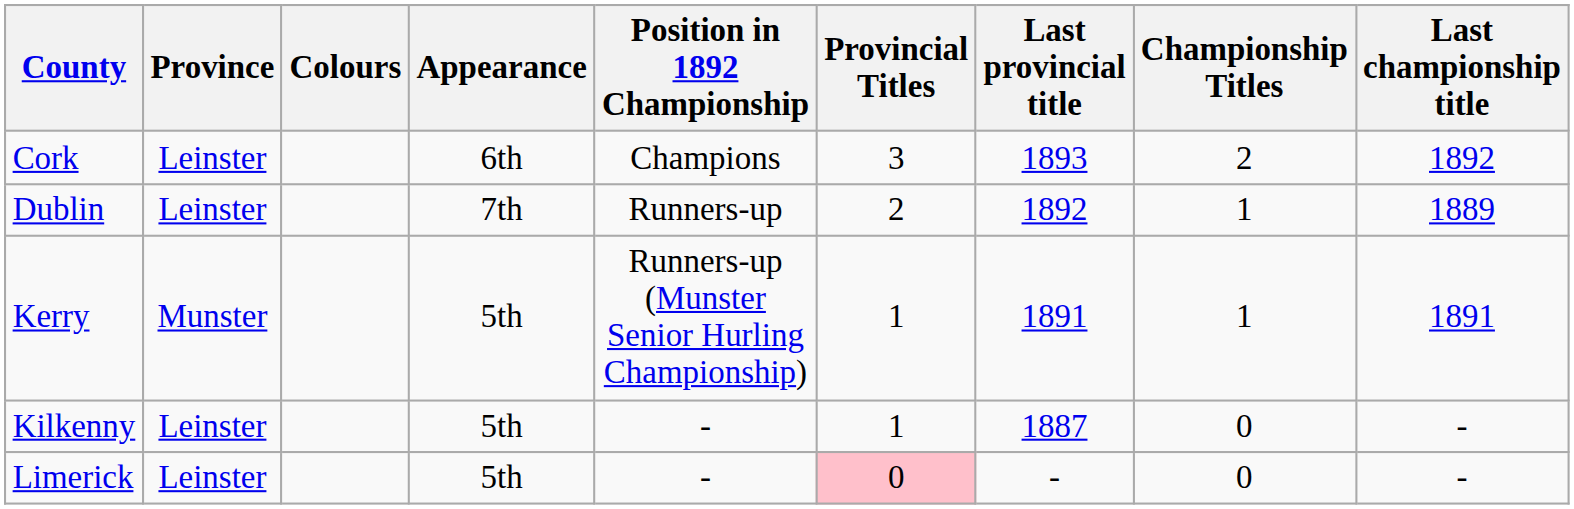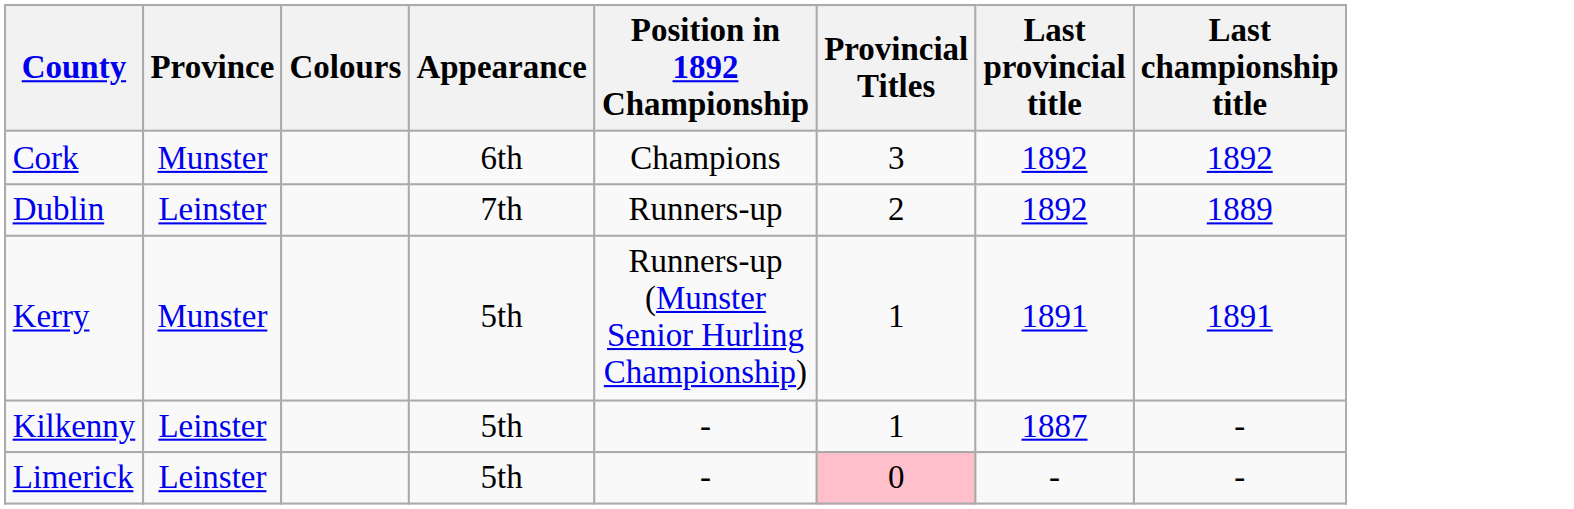- column: (1244, 67)
(212, 157) Leinster -> (212, 157) Munster
(1055, 157) 1893 -> (1055, 157) 1892
